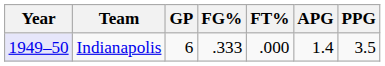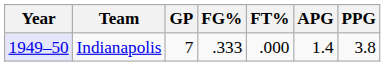(189, 47) 6 -> (189, 47) 7
(365, 47) 3.5 -> (365, 47) 3.8
